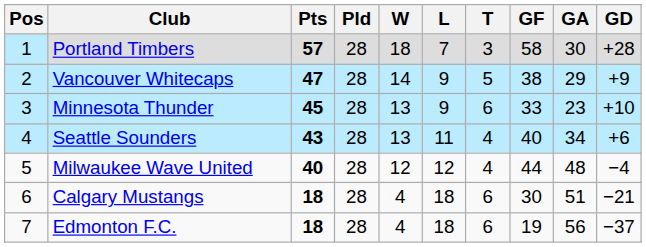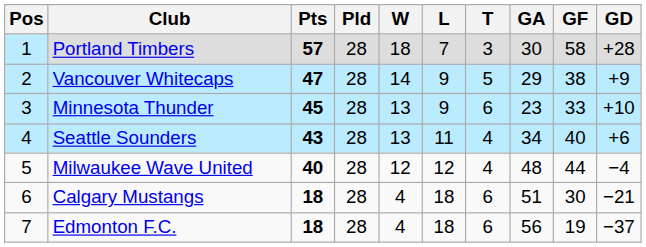columns swapped: (531, 19) <-> (575, 19)
